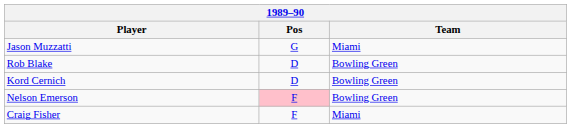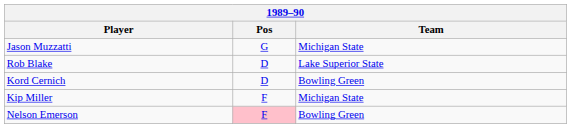(346, 47) Miami -> (331, 47) Michigan State
(365, 64) Bowling Green -> (341, 64) Lake Superior State
+ row: (30, 98)
- row: (33, 115)
